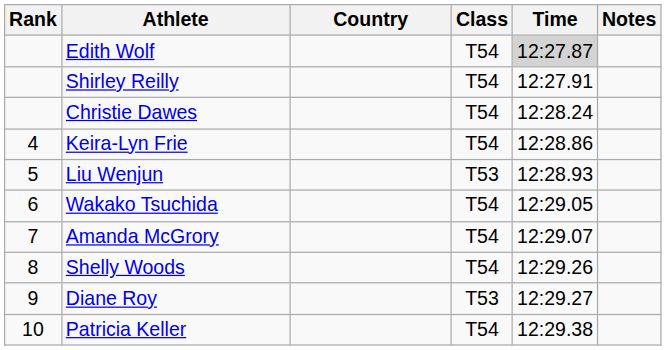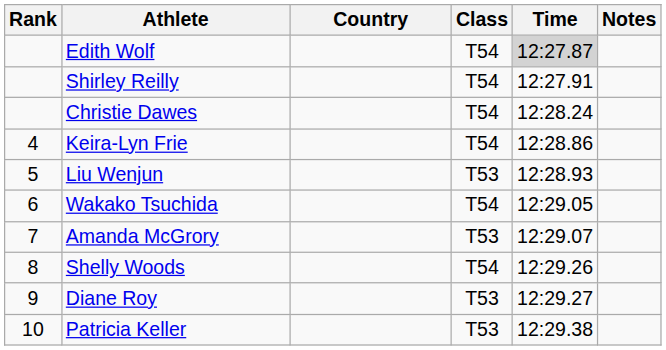(482, 236) T54 -> (482, 236) T53
(482, 329) T54 -> (482, 329) T53
